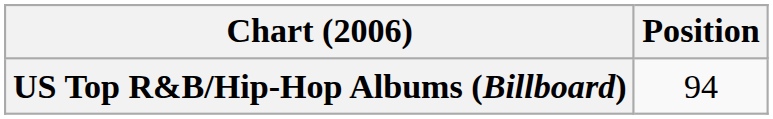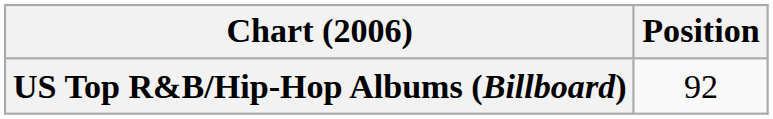(701, 85) 94 -> (701, 85) 92
